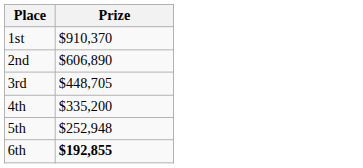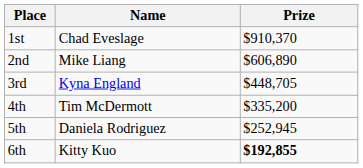+ column: (148, 15)
(85, 128) $252,948 -> (270, 128) $252,945
